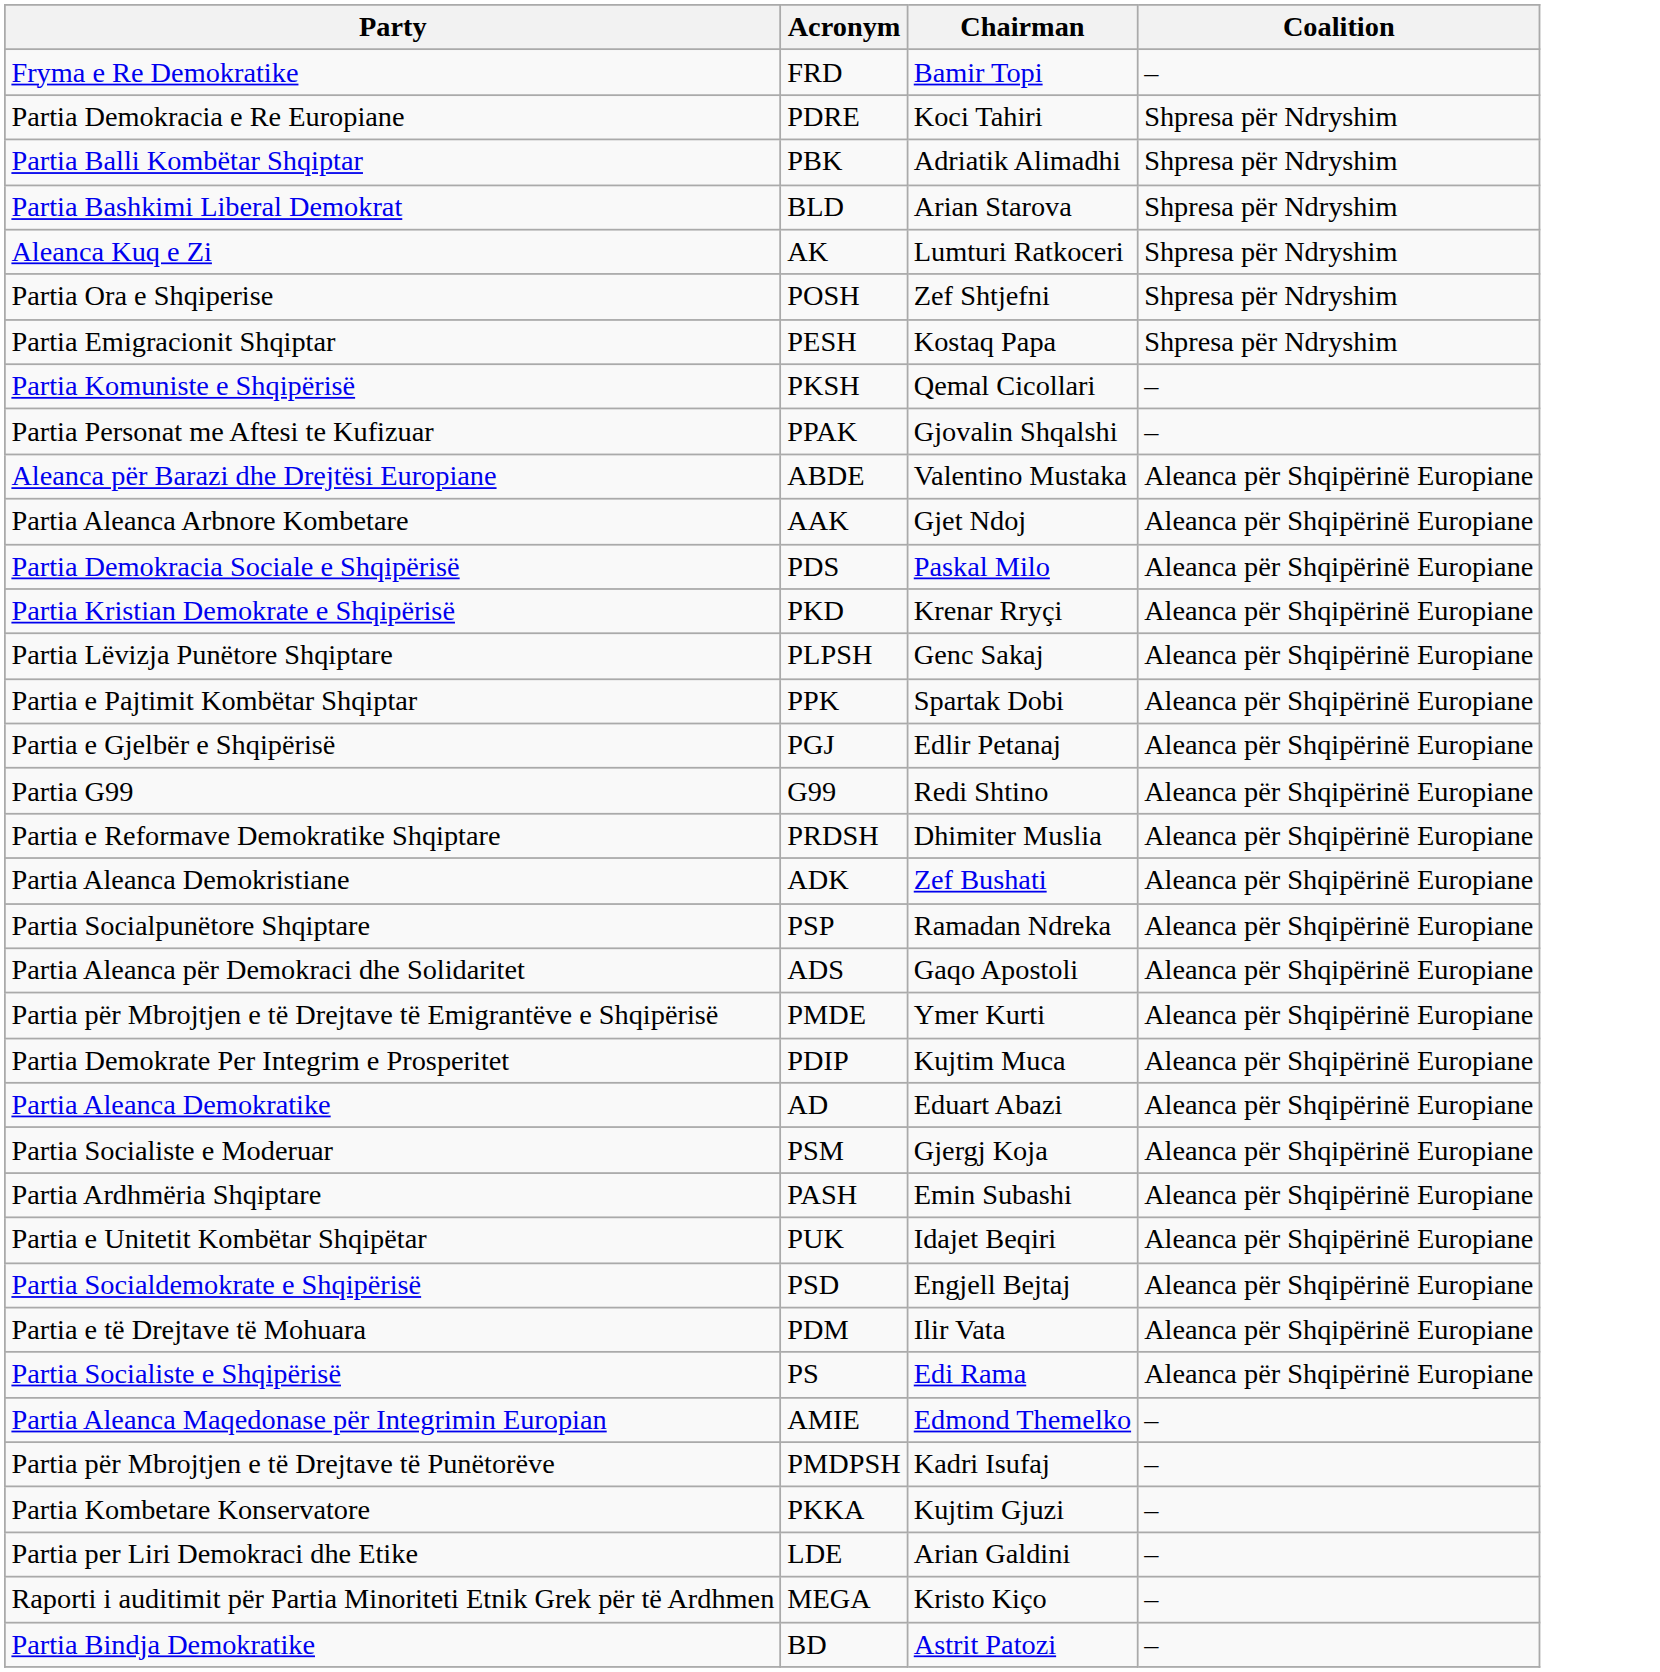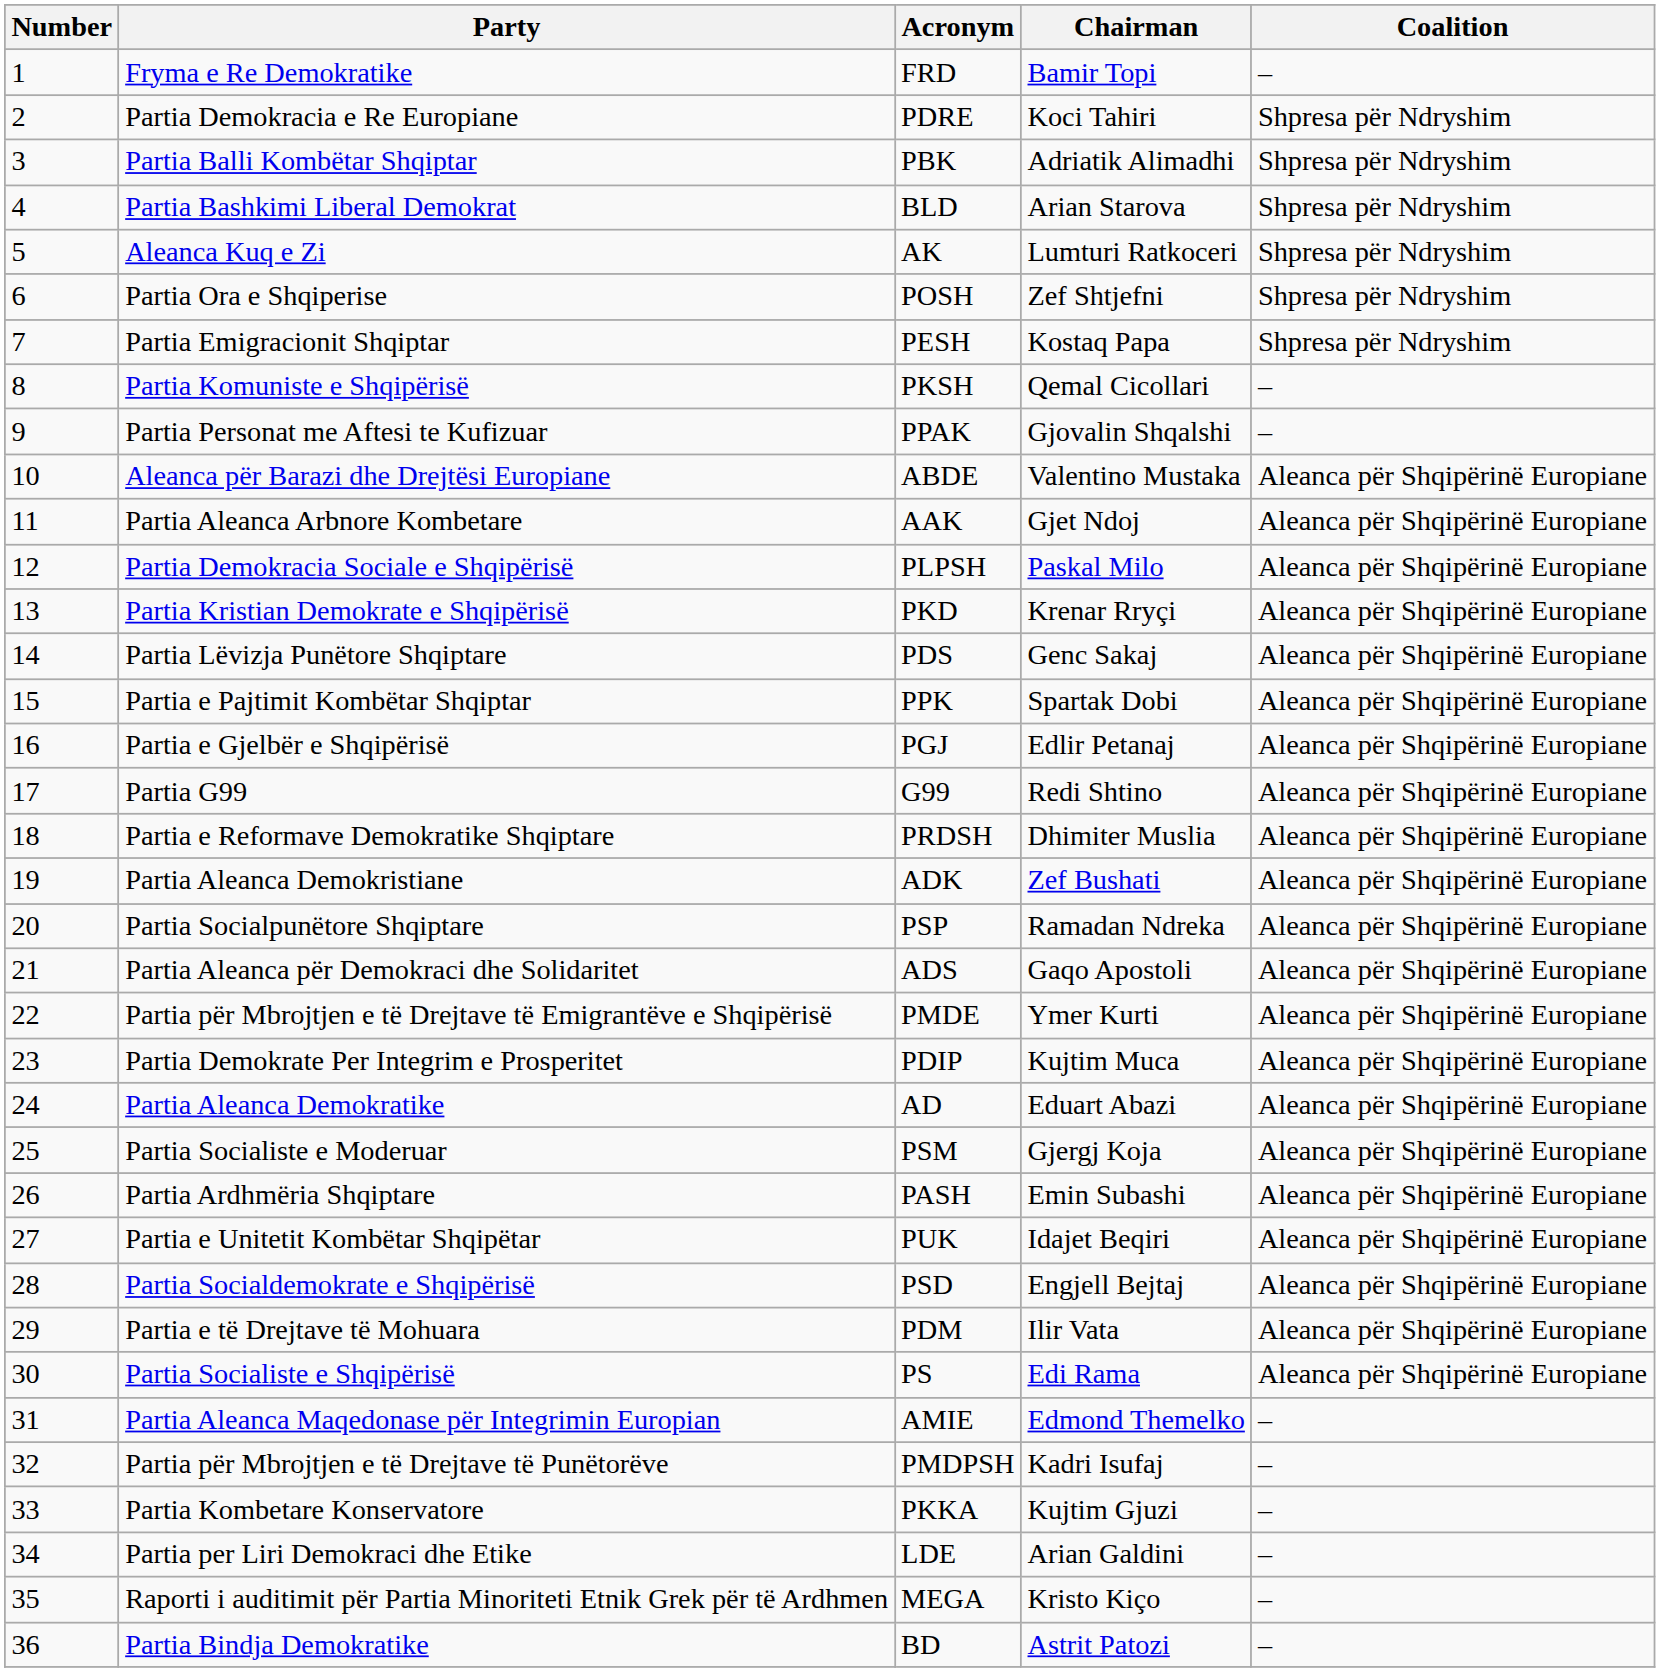+ column: (62, 26)
(813, 565) PDS -> (944, 565) PLPSH
(830, 655) PLPSH -> (927, 655) PDS
